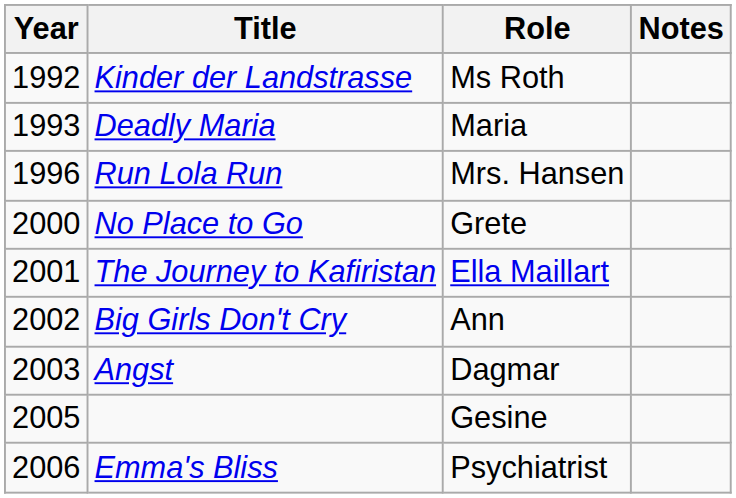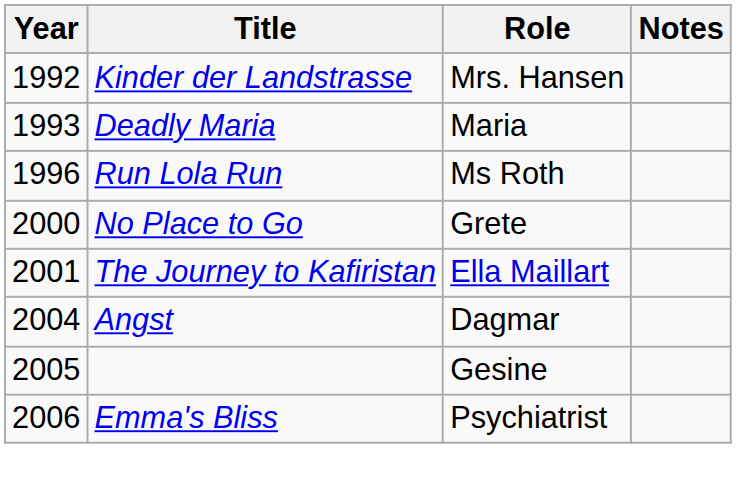(507, 77) Ms Roth -> (537, 77) Mrs. Hansen
(537, 175) Mrs. Hansen -> (507, 175) Ms Roth
- row: (220, 321)
(46, 369) 2003 -> (46, 321) 2004
